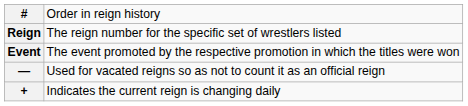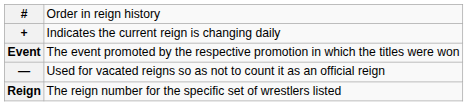rows swapped: (24, 33) <-> (24, 91)
